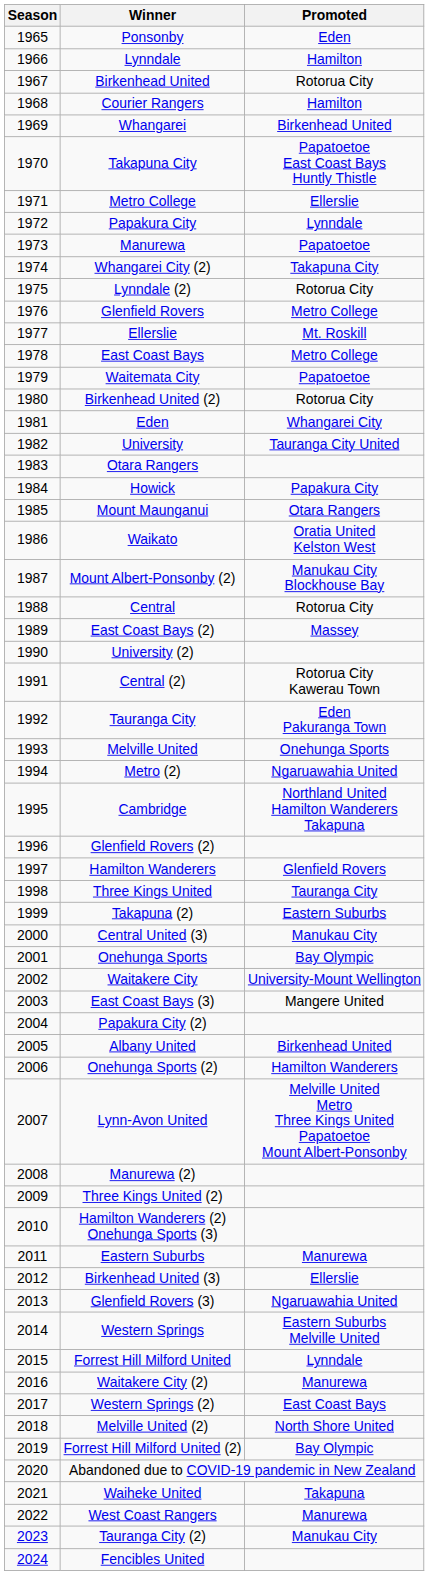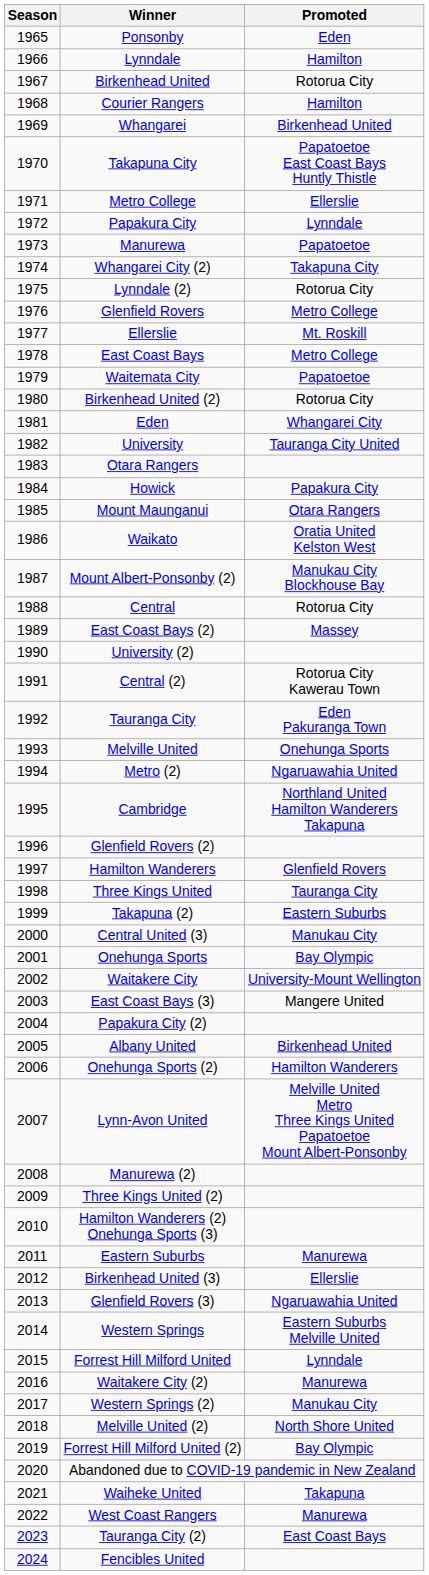(334, 1404) East Coast Bays -> (334, 1404) Manukau City
(334, 1537) Manukau City -> (334, 1537) East Coast Bays
